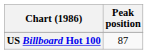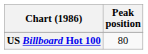(123, 40) 87 -> (123, 40) 80
